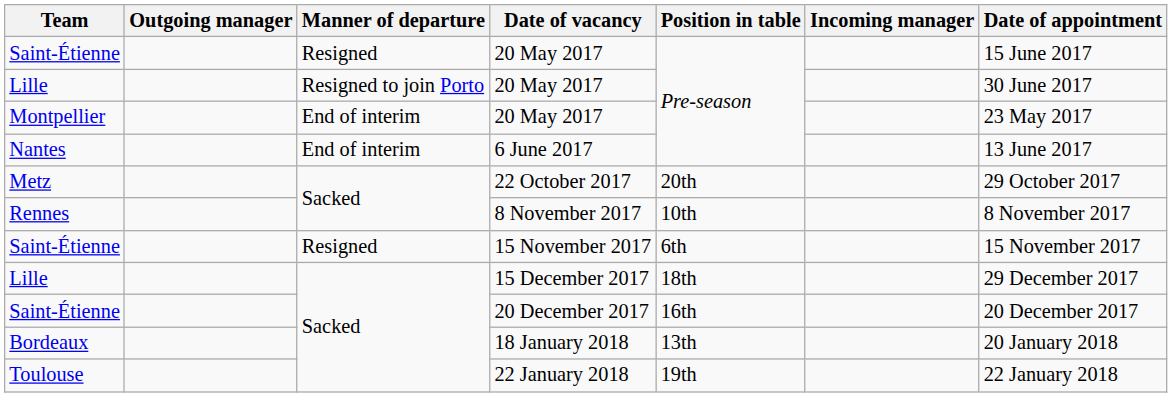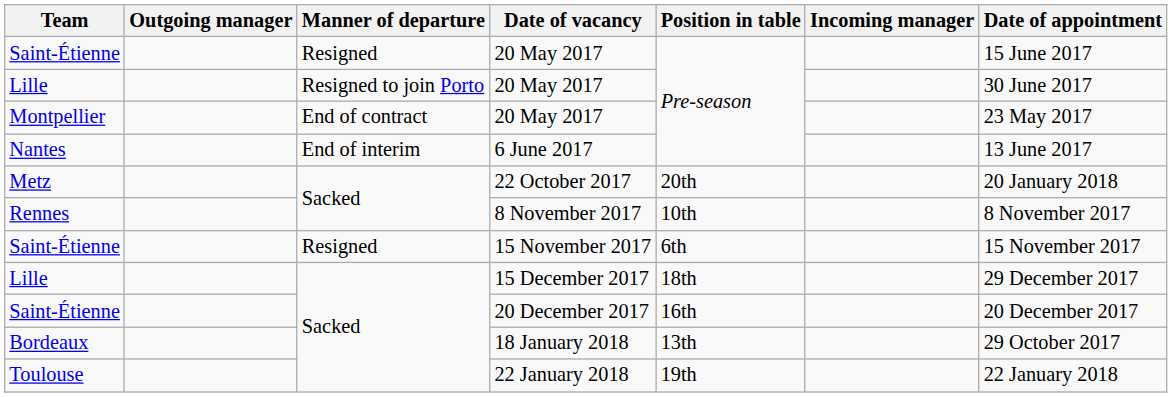(361, 117) End of interim -> (364, 117) End of contract
(1052, 181) 29 October 2017 -> (1051, 181) 20 January 2018
(1051, 342) 20 January 2018 -> (1052, 342) 29 October 2017
